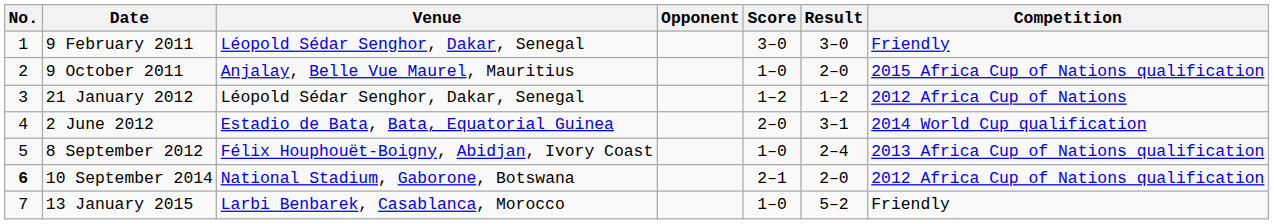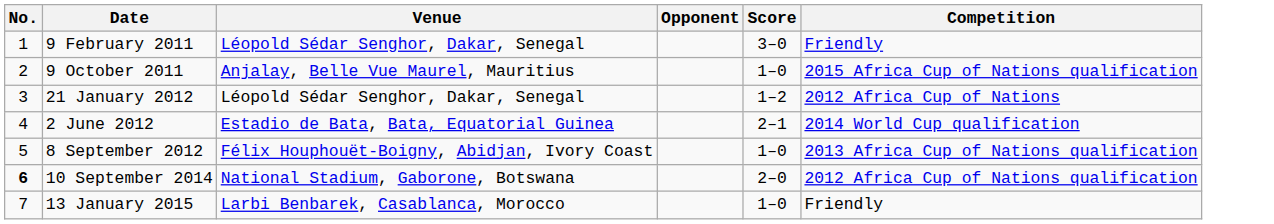- column: (834, 18)
(772, 125) 2–0 -> (772, 125) 2–1
(772, 178) 2–1 -> (772, 178) 2–0
